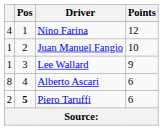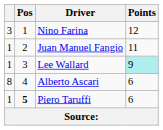(9, 30) 4 -> (9, 30) 3
(133, 47) 10 -> (133, 47) 11
(131, 65) no background -> (131, 65) paleturquoise background
(9, 99) 2 -> (9, 99) 1
